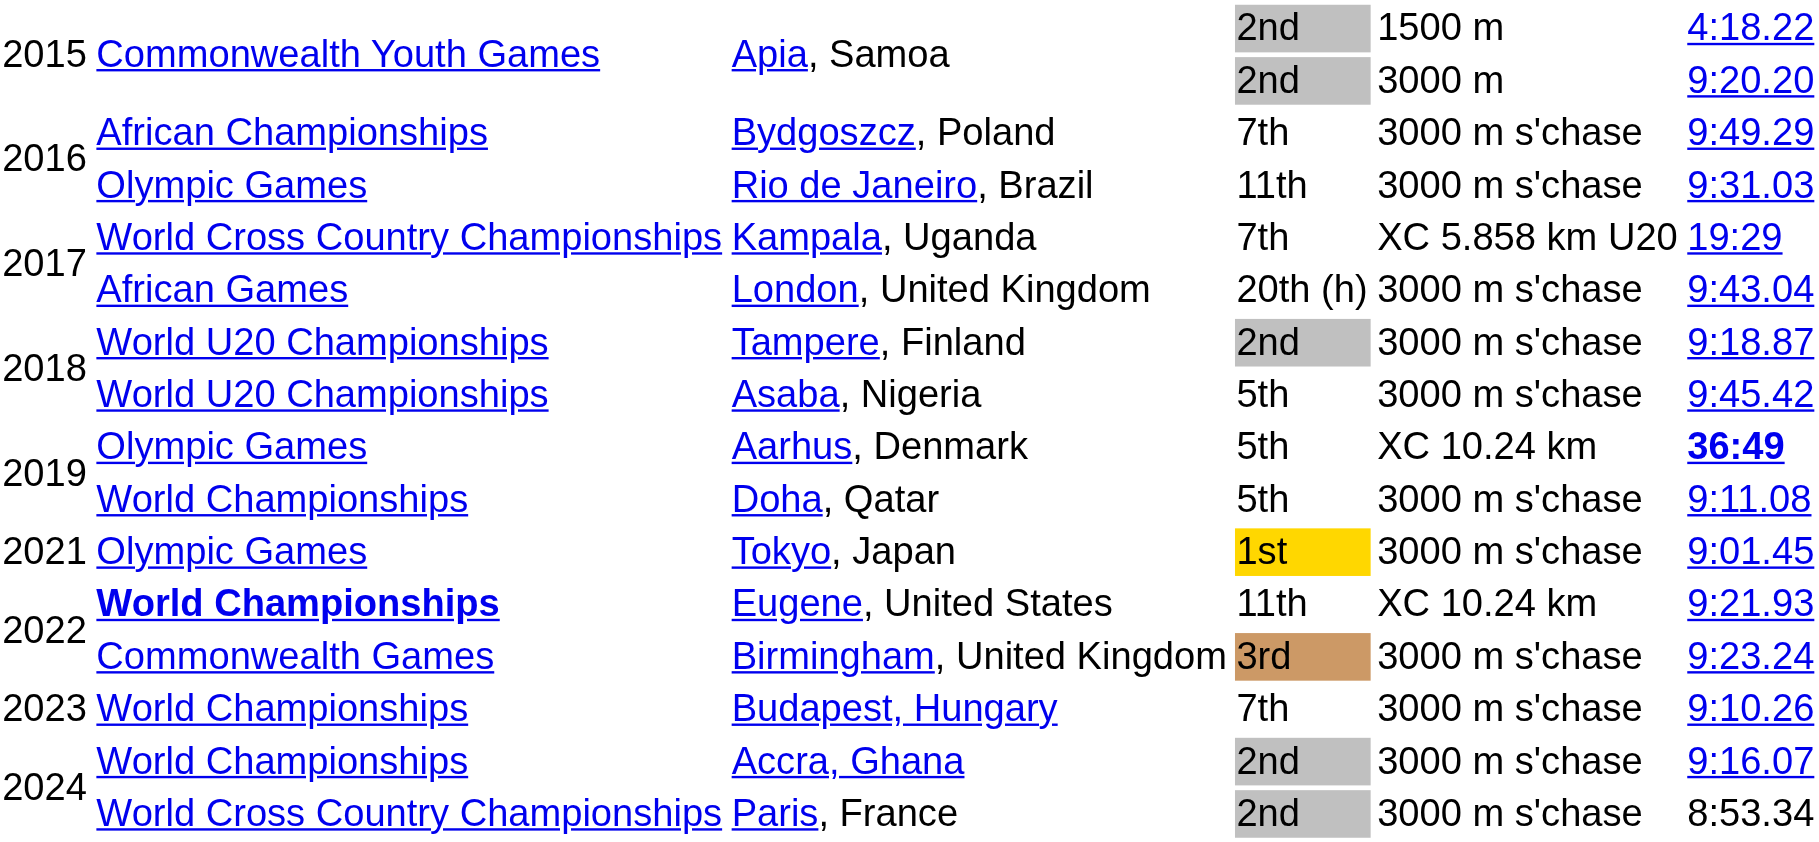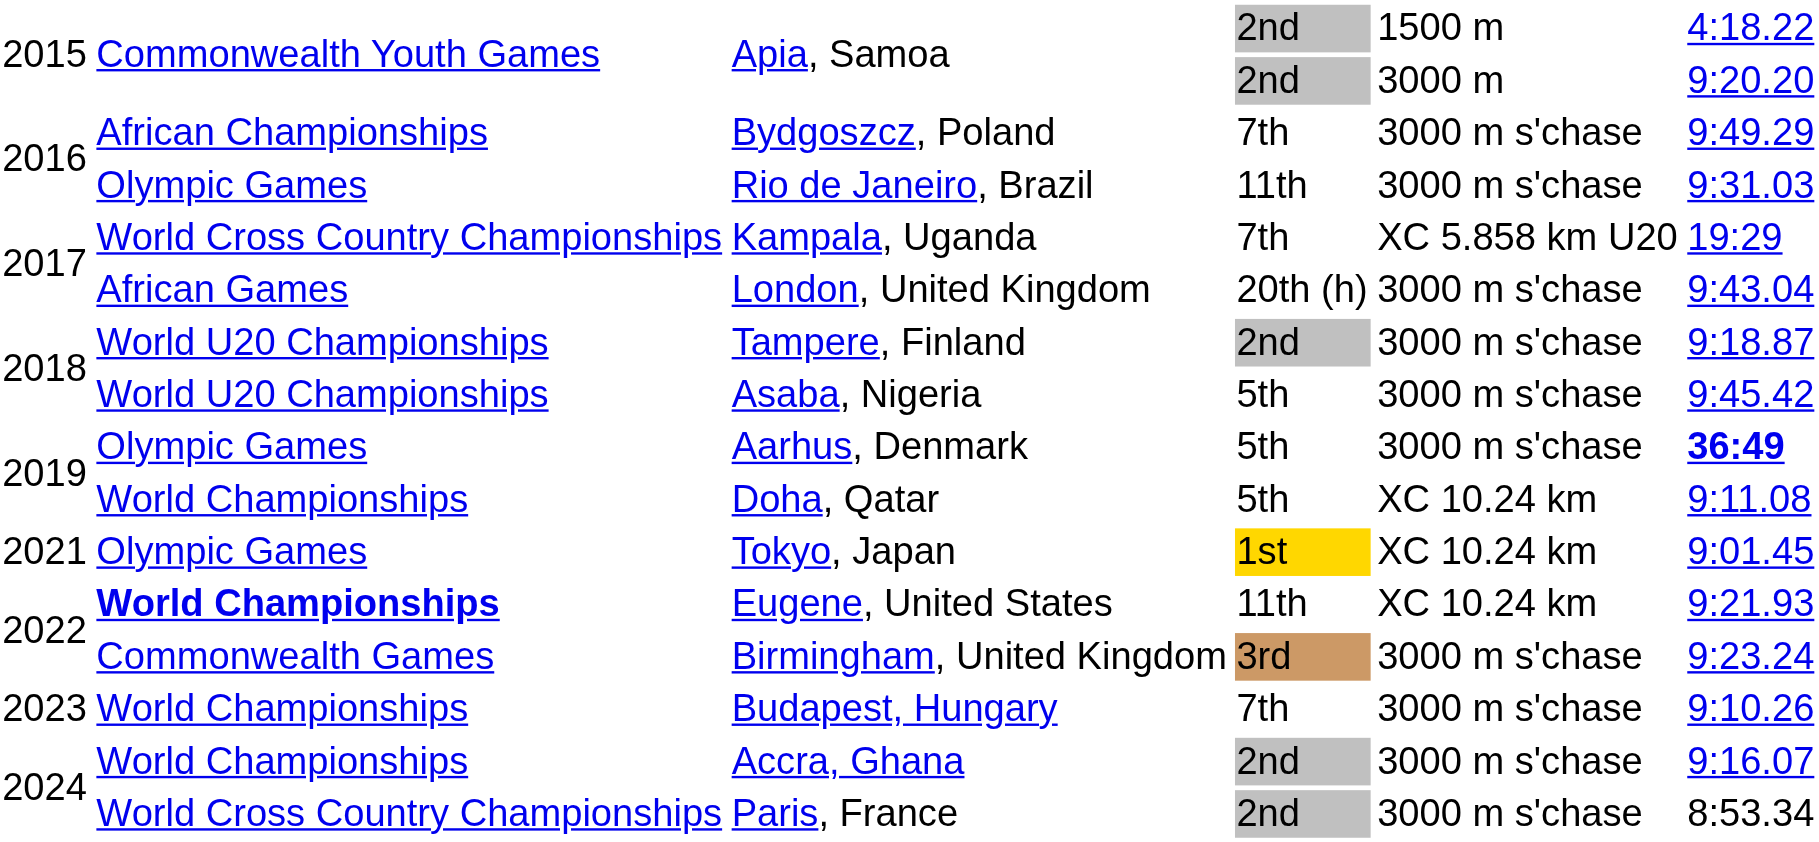(1487, 446) XC 10.24 km -> (1510, 446) 3000 m s'chase
(1510, 499) 3000 m s'chase -> (1487, 499) XC 10.24 km
(1510, 551) 3000 m s'chase -> (1487, 551) XC 10.24 km
